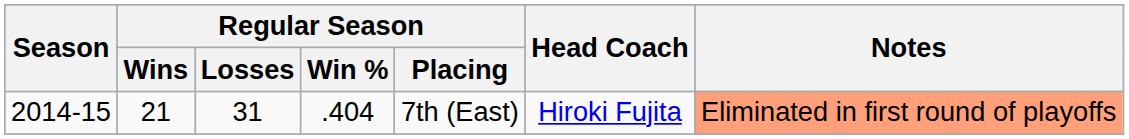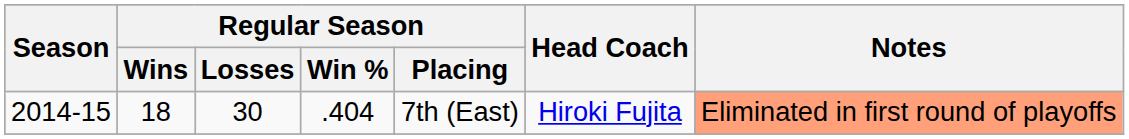(156, 112) 21 -> (156, 112) 18
(248, 112) 31 -> (248, 112) 30
